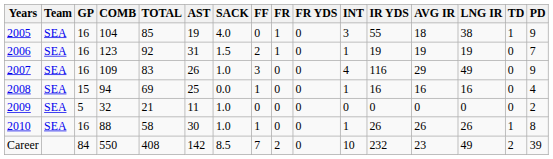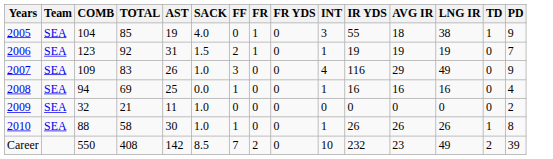- column: (86, 13)
